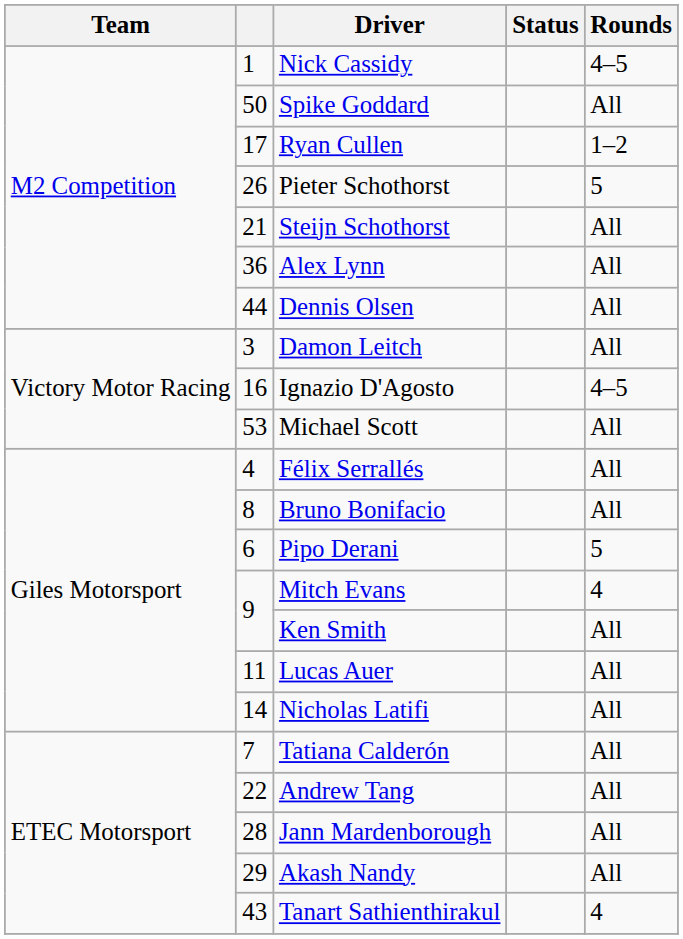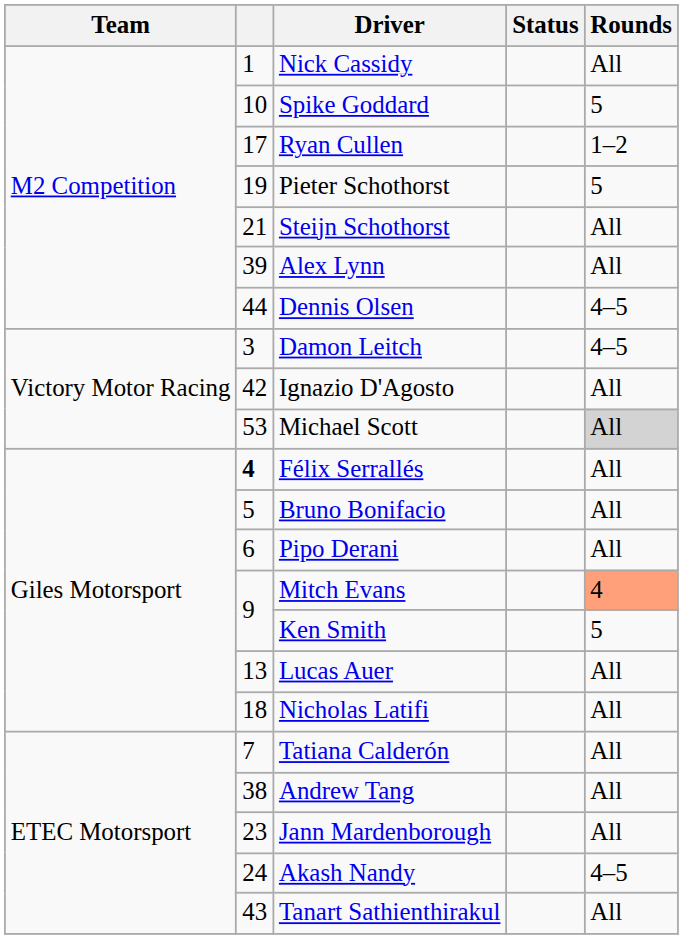(609, 64) 4–5 -> (606, 64) All
(255, 105) 50 -> (255, 105) 10
(606, 105) All -> (597, 105) 5
(255, 186) 26 -> (255, 186) 19
(255, 266) 36 -> (255, 266) 39
(606, 307) All -> (609, 307) 4–5
(606, 347) All -> (609, 347) 4–5
(255, 388) 16 -> (255, 388) 42
(609, 388) 4–5 -> (606, 388) All
(606, 428) no background -> (606, 428) lightgrey background
(248, 468) normal -> (248, 468) bold
(248, 509) 8 -> (248, 509) 5
(597, 549) 5 -> (606, 549) All
(597, 590) no background -> (597, 590) lightsalmon background
(606, 630) All -> (597, 630) 5
(254, 670) 11 -> (255, 670) 13
(255, 711) 14 -> (255, 711) 18
(255, 791) 22 -> (255, 791) 38
(255, 832) 28 -> (255, 832) 23
(255, 872) 29 -> (255, 872) 24
(606, 872) All -> (609, 872) 4–5
(597, 913) 4 -> (606, 913) All
